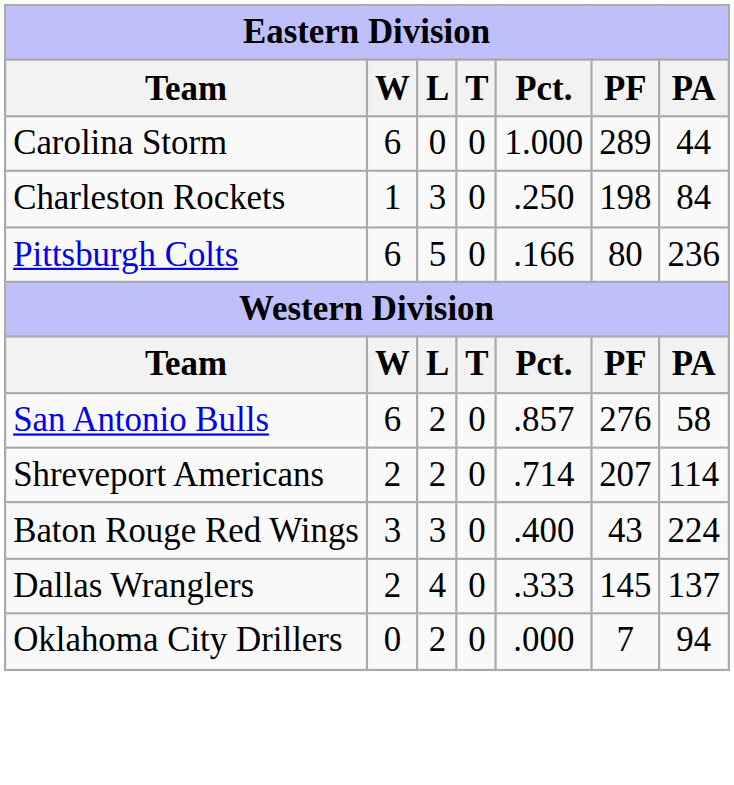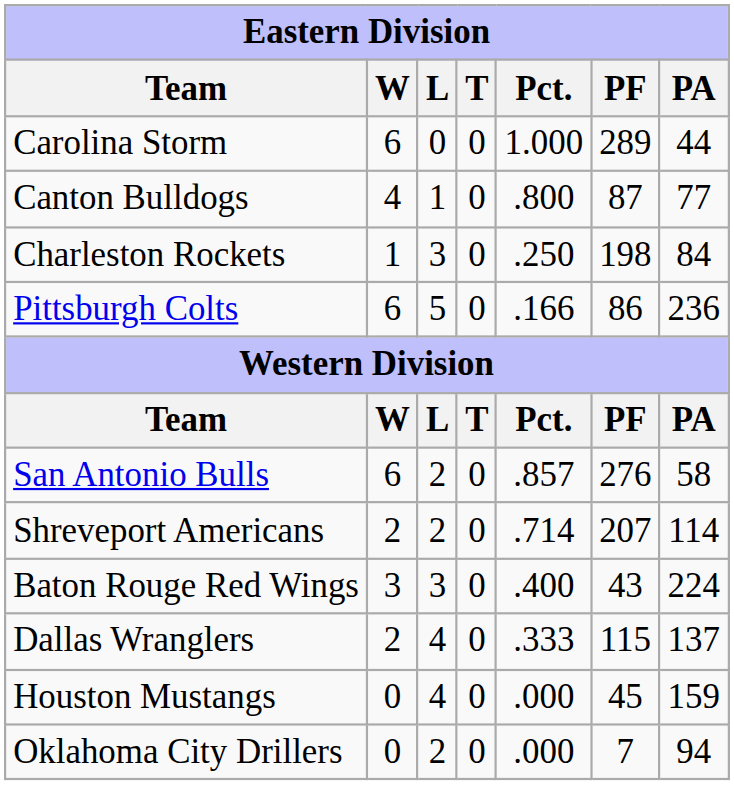+ row: (131, 198)
(625, 253) 80 -> (625, 308) 86
(625, 585) 145 -> (625, 640) 115
+ row: (144, 695)
